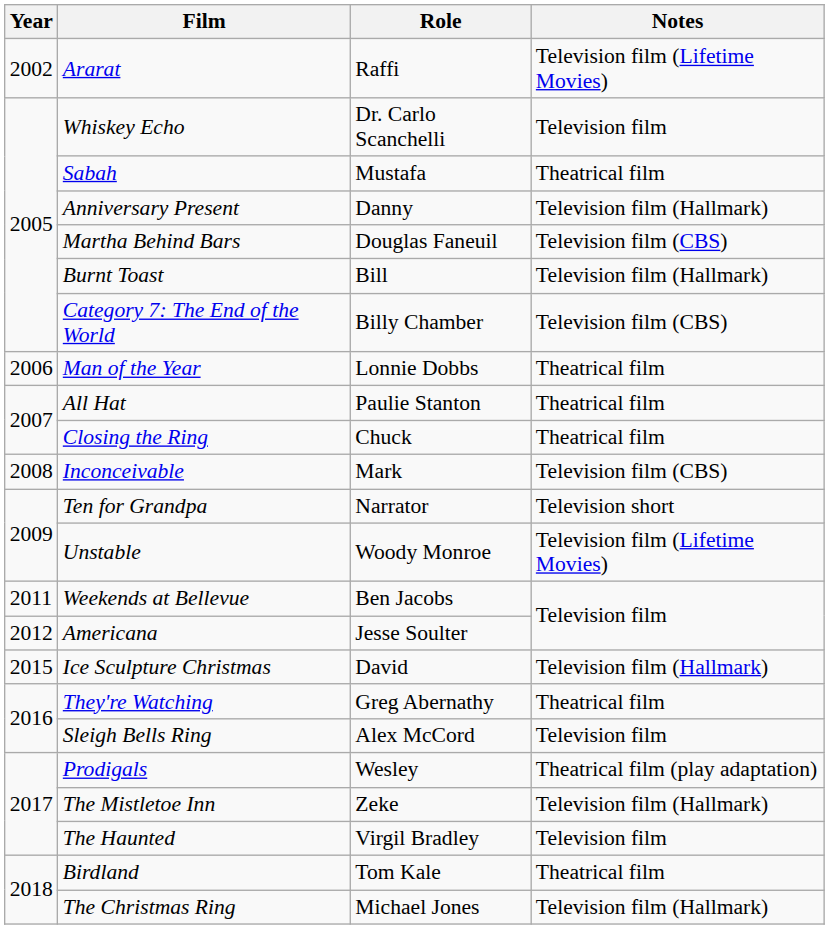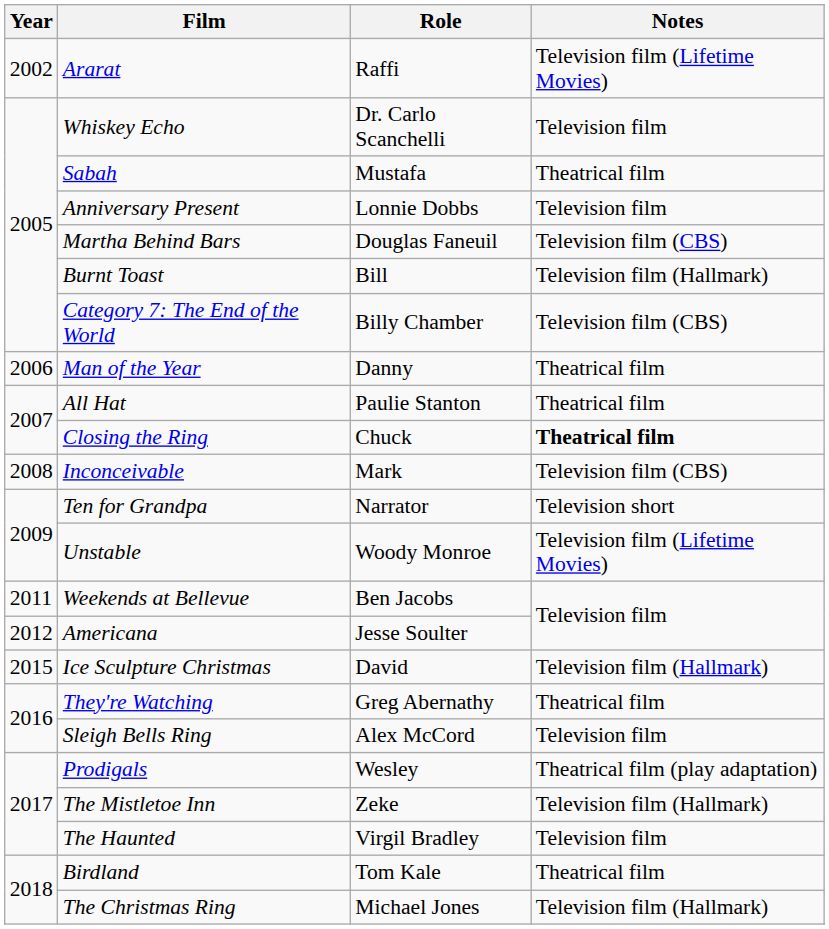(384, 207) Danny -> (417, 207) Lonnie Dobbs
(652, 207) Television film (Hallmark) -> (601, 207) Television film
(417, 368) Lonnie Dobbs -> (384, 368) Danny
(600, 437) normal -> (605, 437) bold
